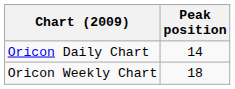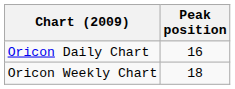(195, 52) 14 -> (195, 52) 16
